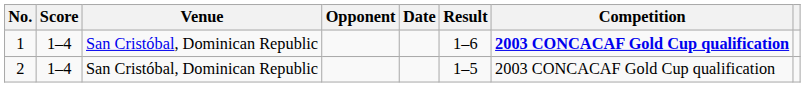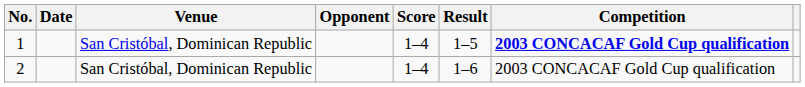columns swapped: (419, 17) <-> (59, 17)
(465, 43) 1–6 -> (465, 43) 1–5
(465, 69) 1–5 -> (465, 69) 1–6
